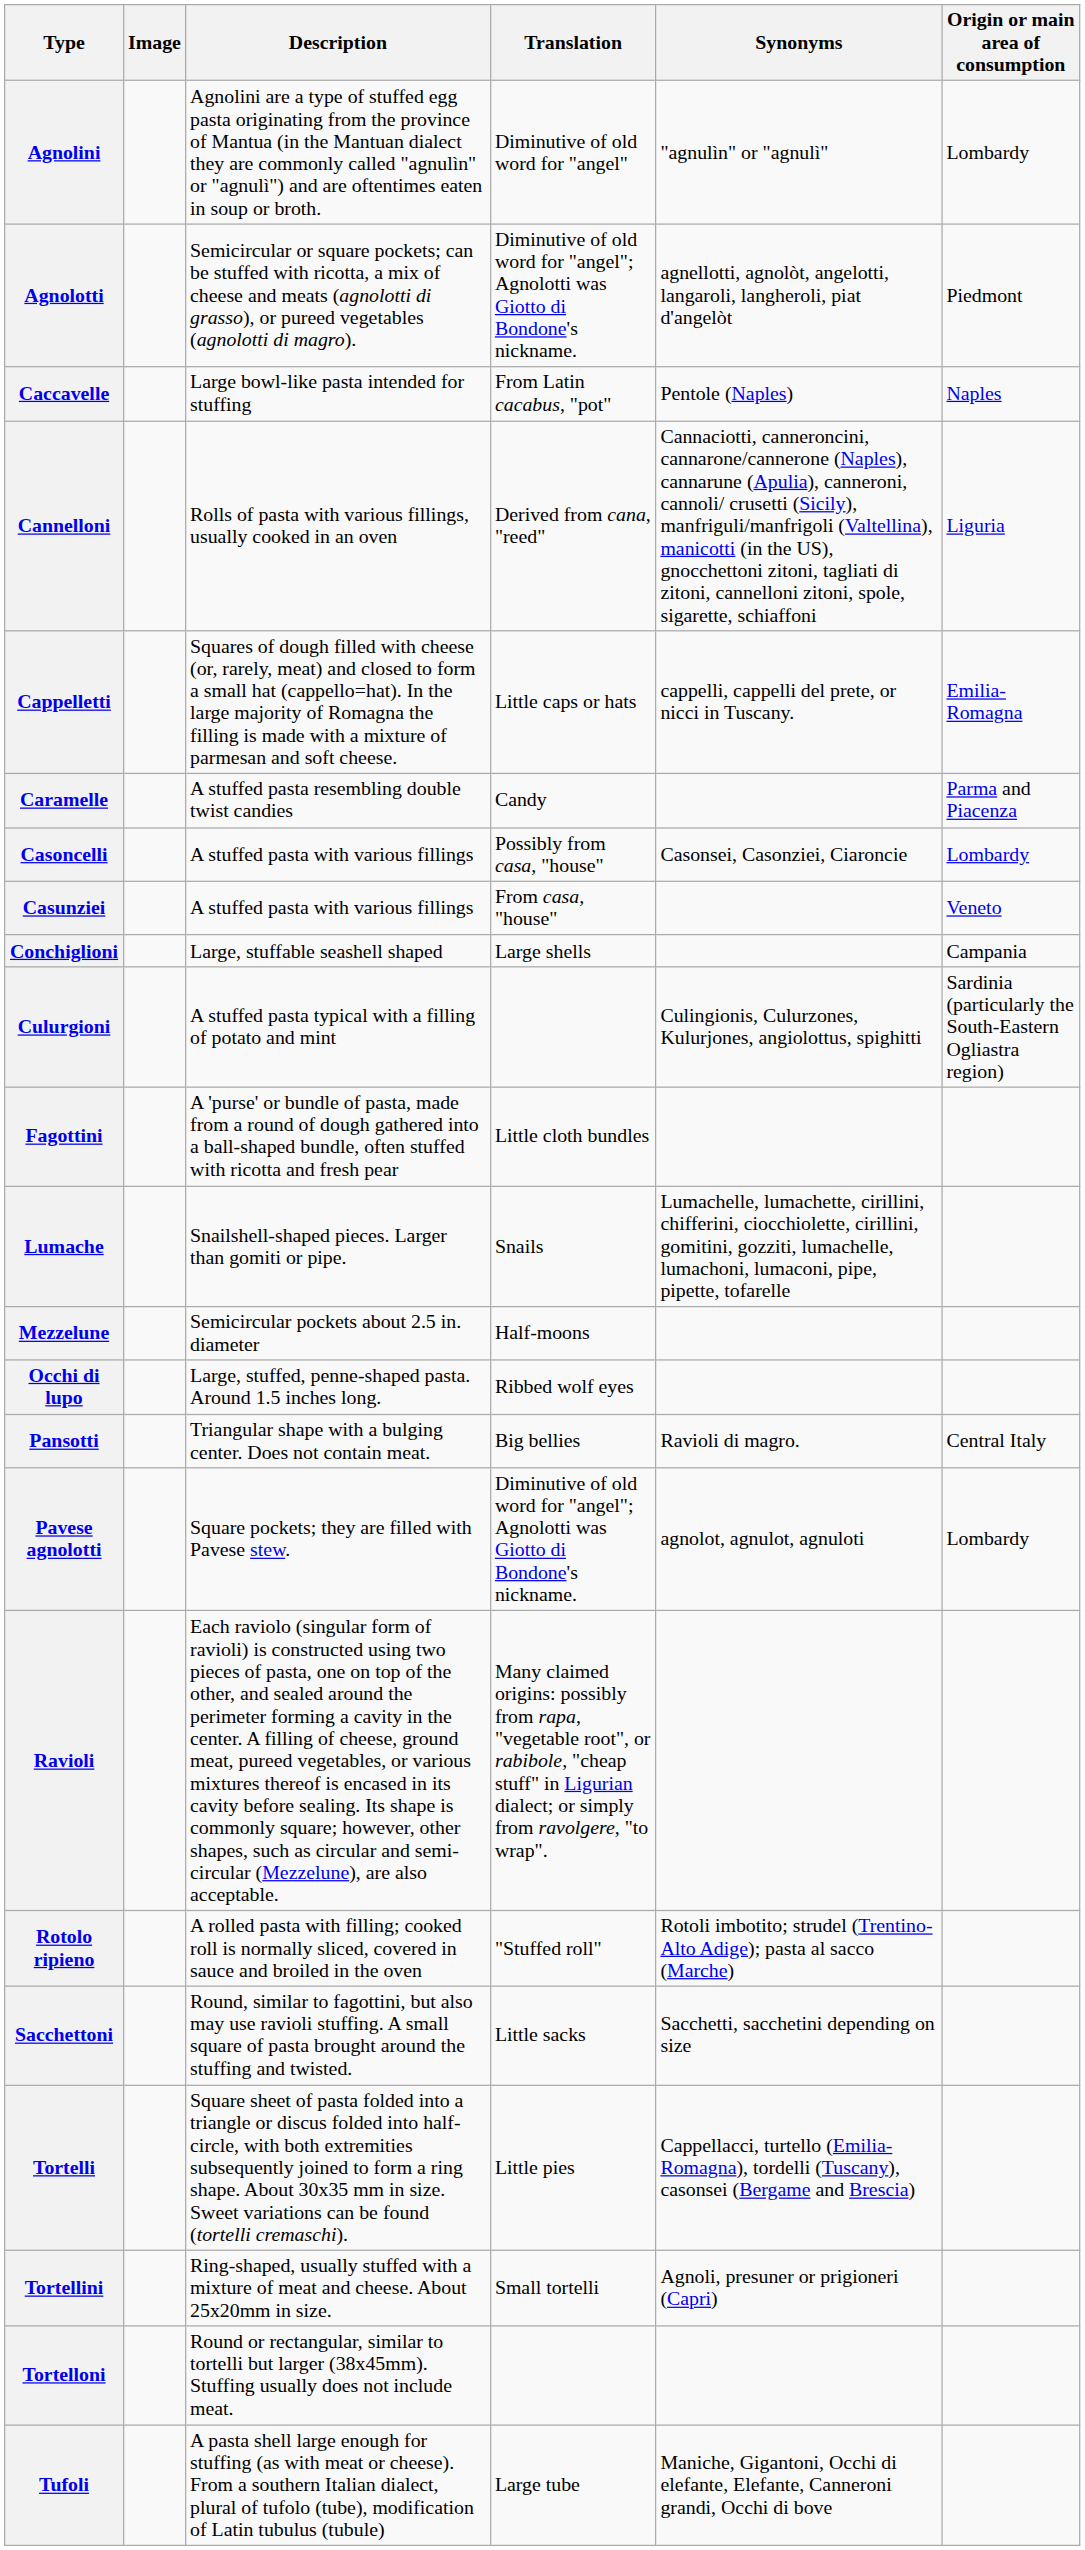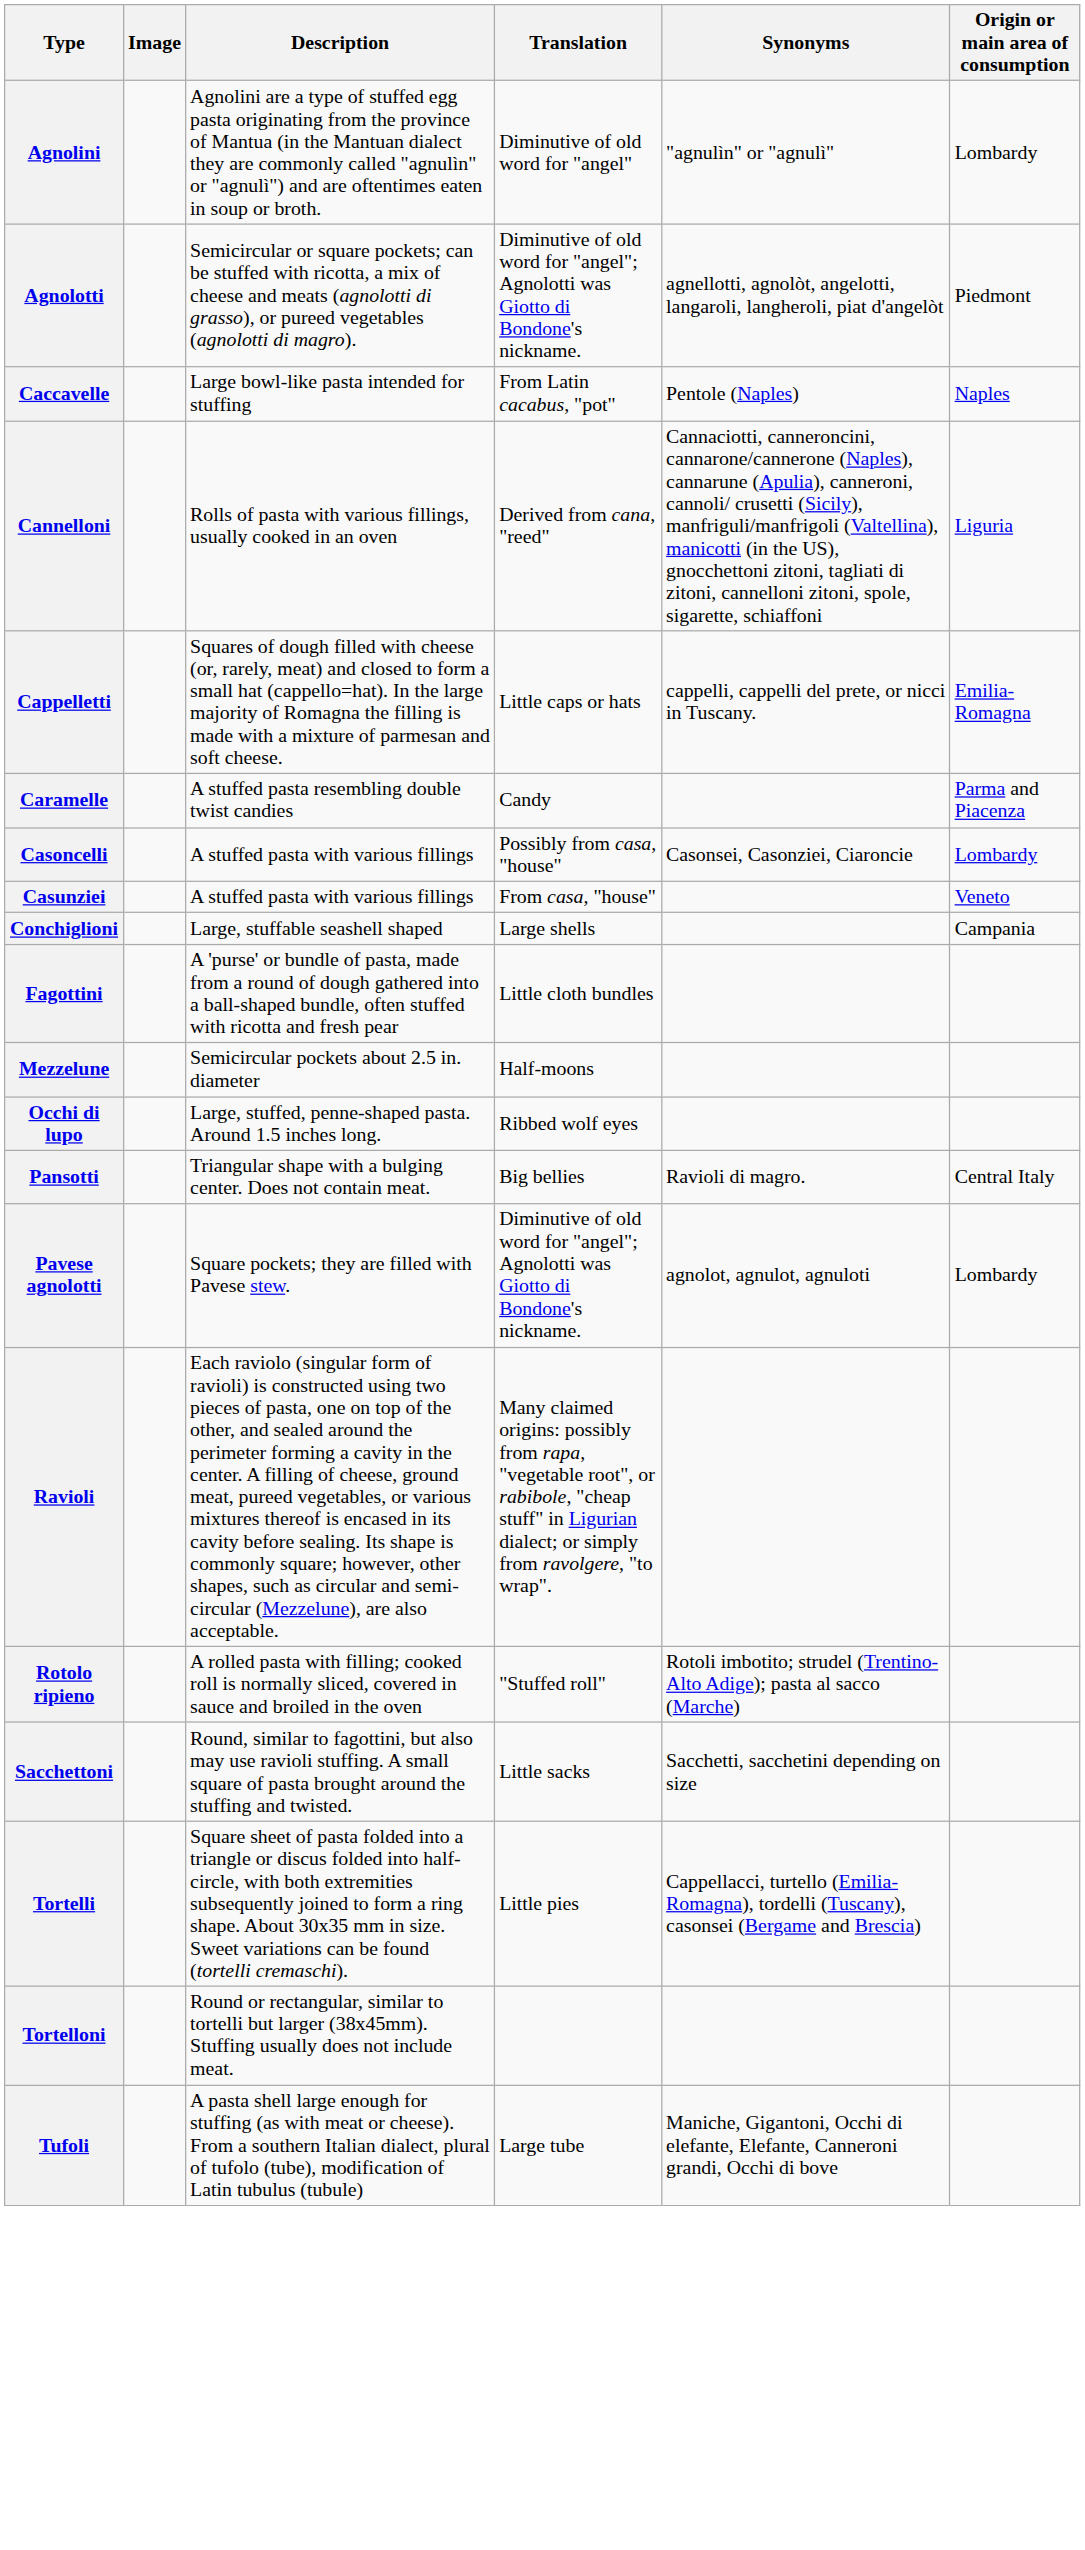- row: (64, 1026)
- row: (64, 1245)
- row: (64, 2288)
